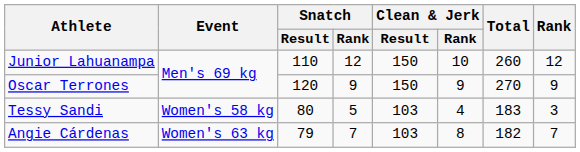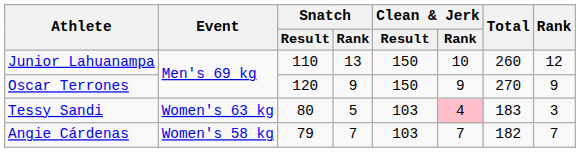(353, 62) 12 -> (353, 62) 13
(218, 110) Women's 58 kg -> (218, 110) Women's 63 kg
(460, 110) no background -> (460, 110) pink background
(218, 135) Women's 63 kg -> (218, 135) Women's 58 kg
(460, 135) 8 -> (460, 135) 7
